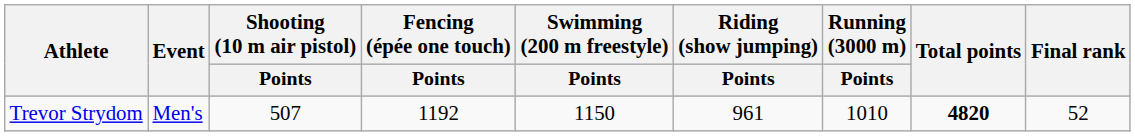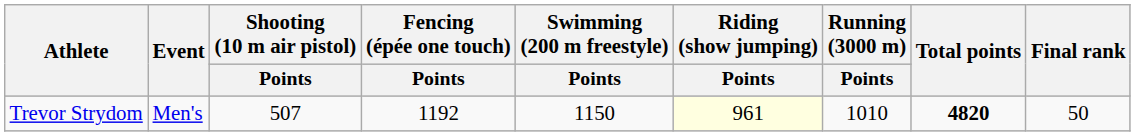(748, 113) no background -> (748, 113) lightyellow background
(1078, 113) 52 -> (1078, 113) 50
